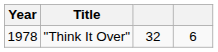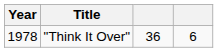(153, 36) 32 -> (153, 36) 36
